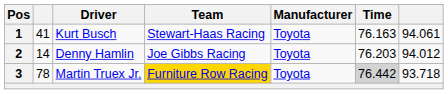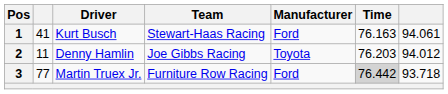(292, 34) Toyota -> (286, 34) Ford
(43, 54) 14 -> (42, 54) 11
(43, 74) 78 -> (43, 74) 77
(207, 74) gold background -> (207, 74) no background
(292, 74) Toyota -> (286, 74) Ford
